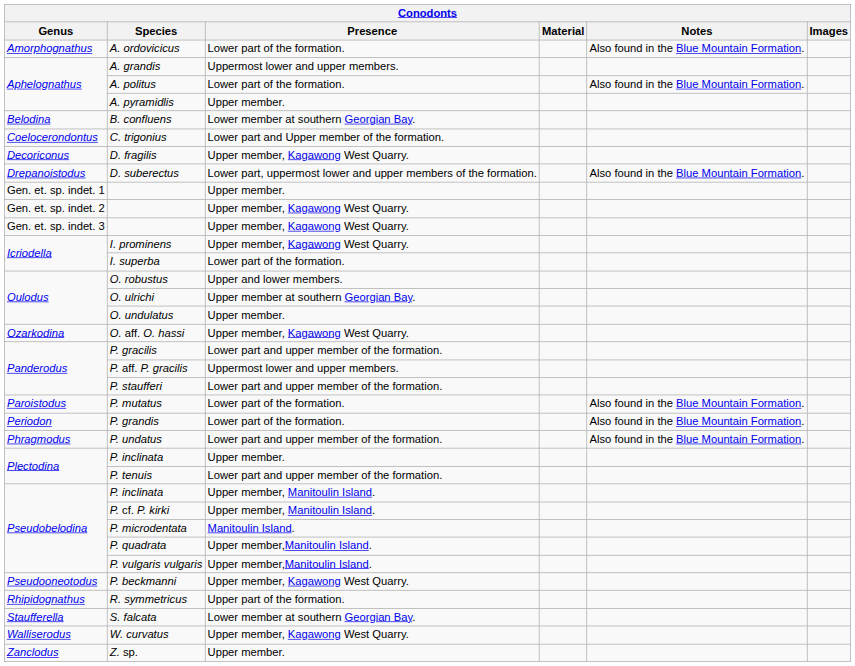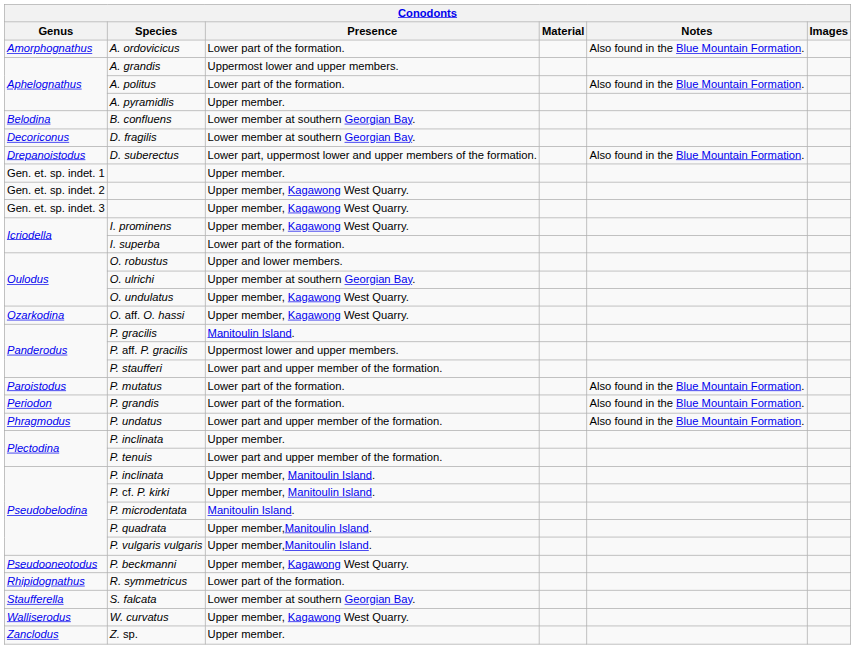- row: (52, 137)
(308, 155) Upper member, Kagawong West Quarry. -> (311, 137) Lower member at southern Georgian Bay.
(246, 315) Upper member. -> (308, 297) Upper member, Kagawong West Quarry.
(325, 350) Lower part and upper member of the formation. -> (251, 333) Manitoulin Island.
(276, 599) Upper part of the formation. -> (276, 581) Lower part of the formation.
